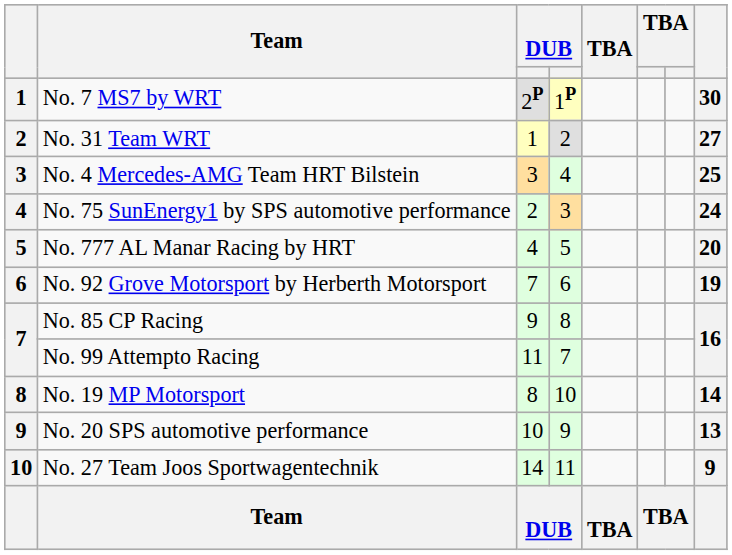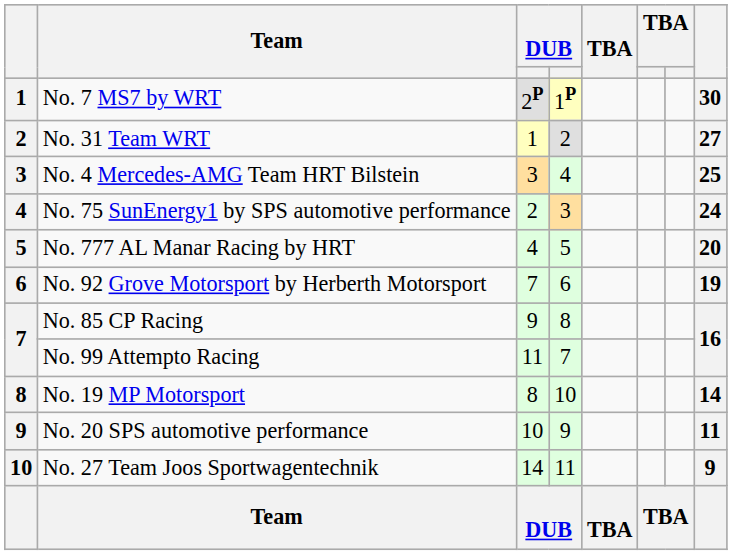(710, 430) 13 -> (710, 430) 11
